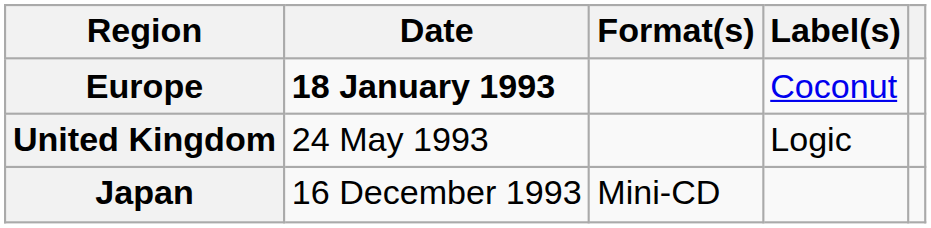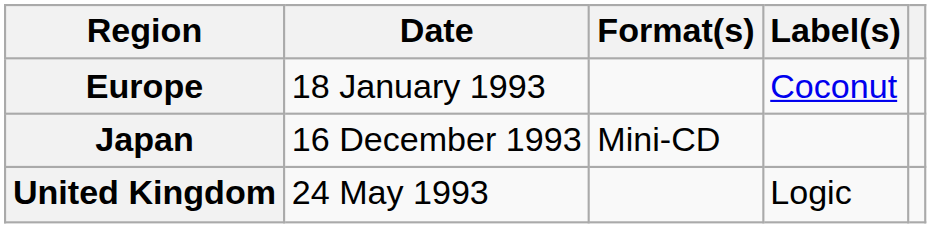(423, 85) bold -> (419, 85) normal
rows swapped: (144, 139) <-> (144, 193)
